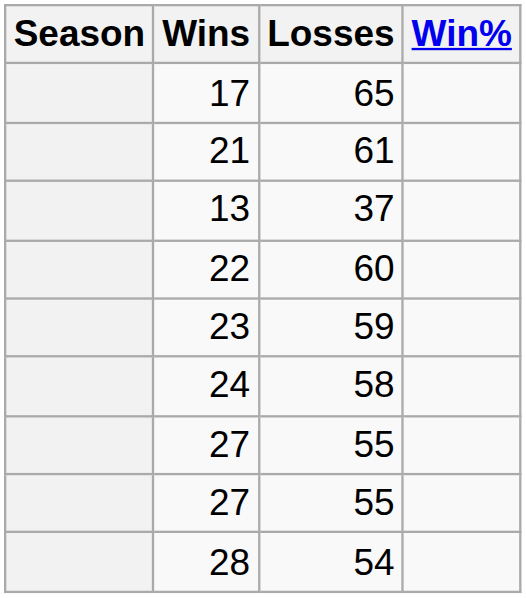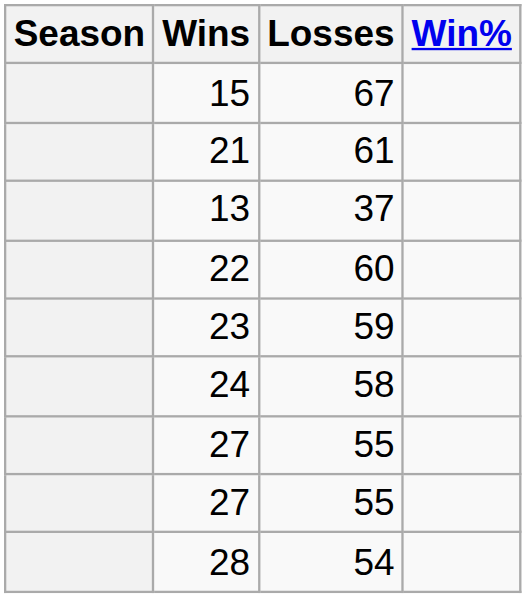+ row: (230, 92)
- row: (230, 92)
